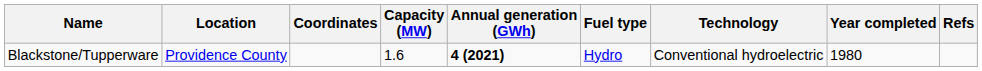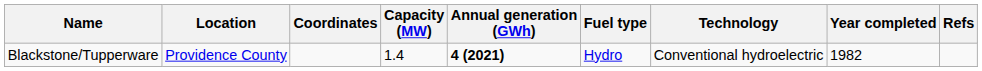(394, 54) 1.6 -> (394, 54) 1.4
(846, 54) 1980 -> (846, 54) 1982
